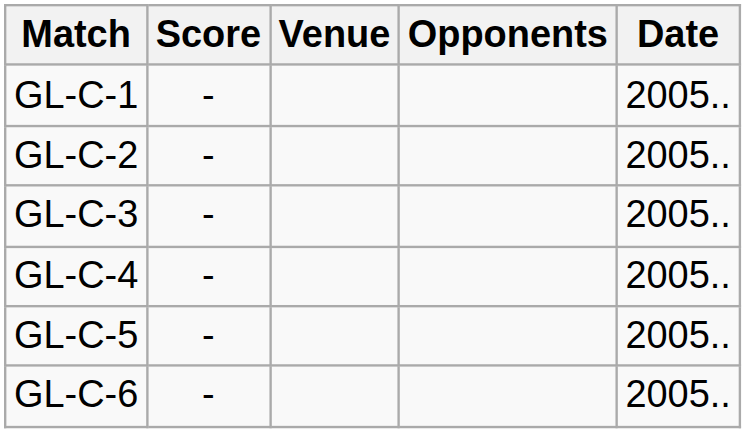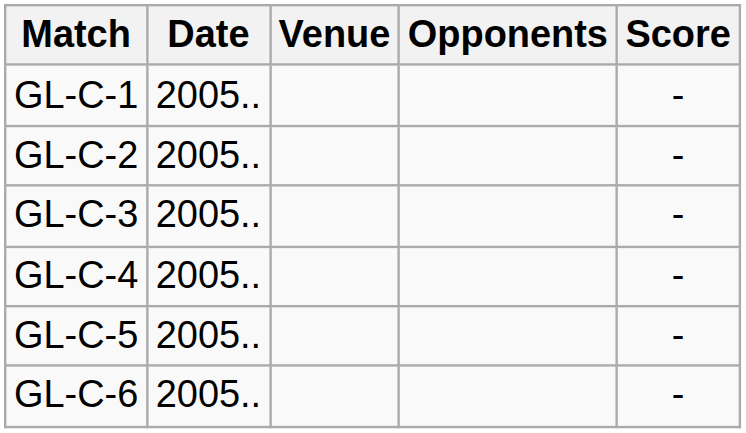columns swapped: (678, 34) <-> (208, 34)
